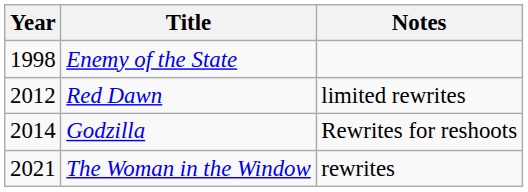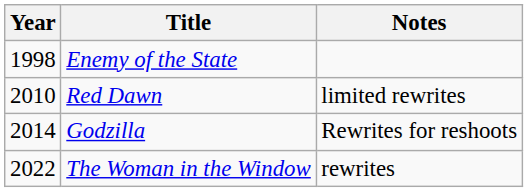(33, 95) 2012 -> (33, 95) 2010
(33, 167) 2021 -> (33, 167) 2022
